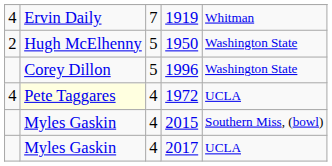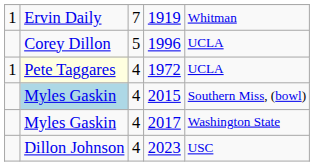(12, 17) 4 -> (12, 17) 1
- row: (182, 43)
(251, 69) Washington State -> (206, 43) UCLA
(12, 95) 4 -> (12, 69) 1
(70, 122) no background -> (70, 95) lightblue background
(223, 148) UCLA -> (234, 122) Washington State
+ row: (164, 148)
